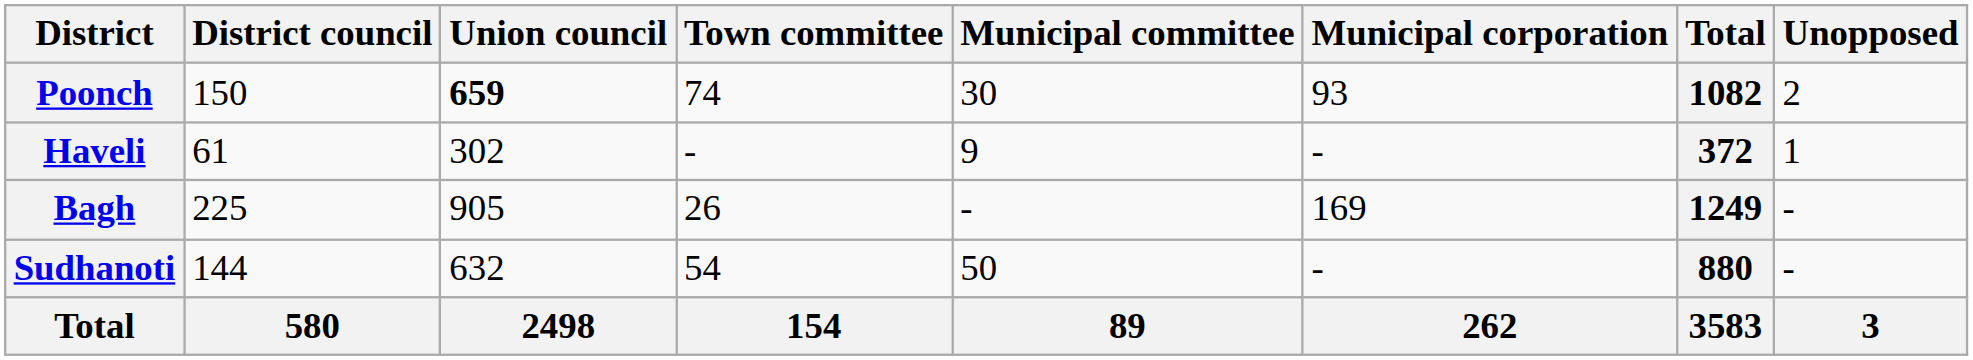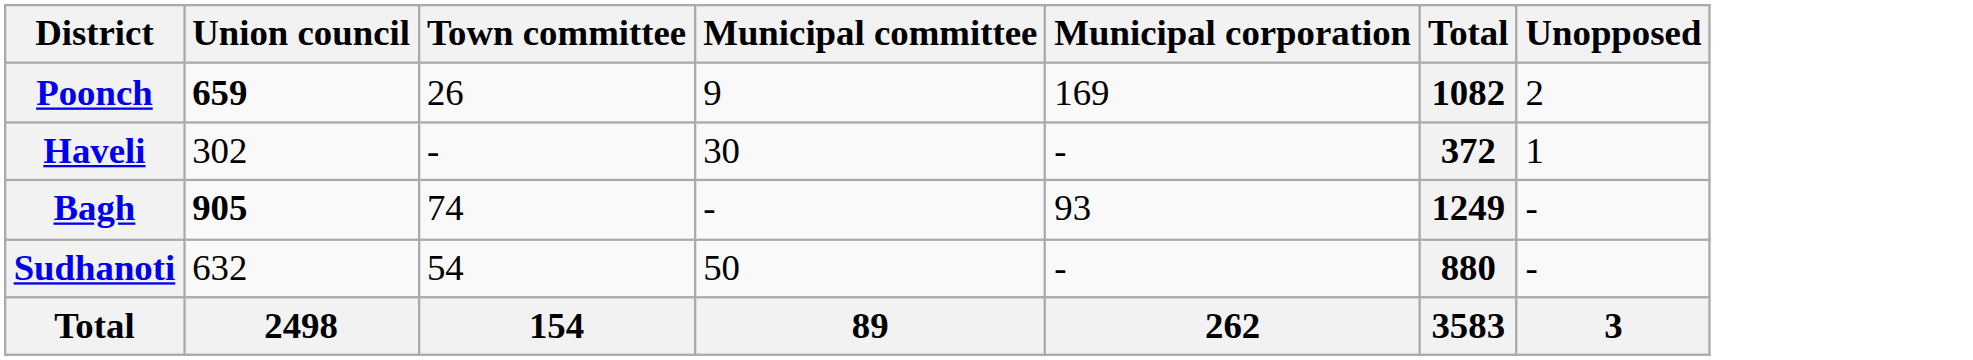- column: (312, 33)
(702, 92) 74 -> (445, 92) 26
(979, 92) 30 -> (712, 92) 9
(1330, 92) 93 -> (1082, 92) 169
(969, 150) 9 -> (722, 150) 30
(477, 208) normal -> (220, 208) bold
(702, 208) 26 -> (445, 208) 74
(1339, 208) 169 -> (1073, 208) 93
